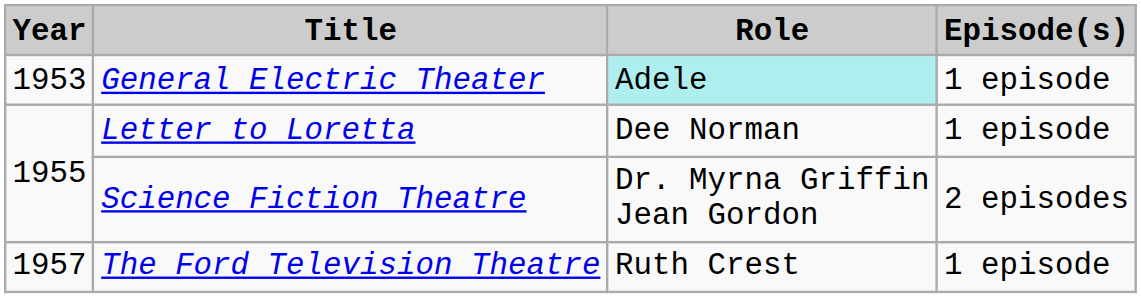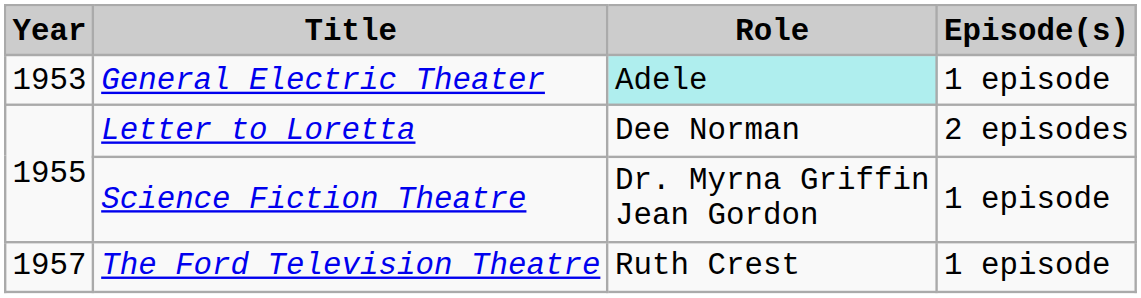(1027, 131) 1 episode -> (1036, 131) 2 episodes
(1036, 199) 2 episodes -> (1027, 199) 1 episode
